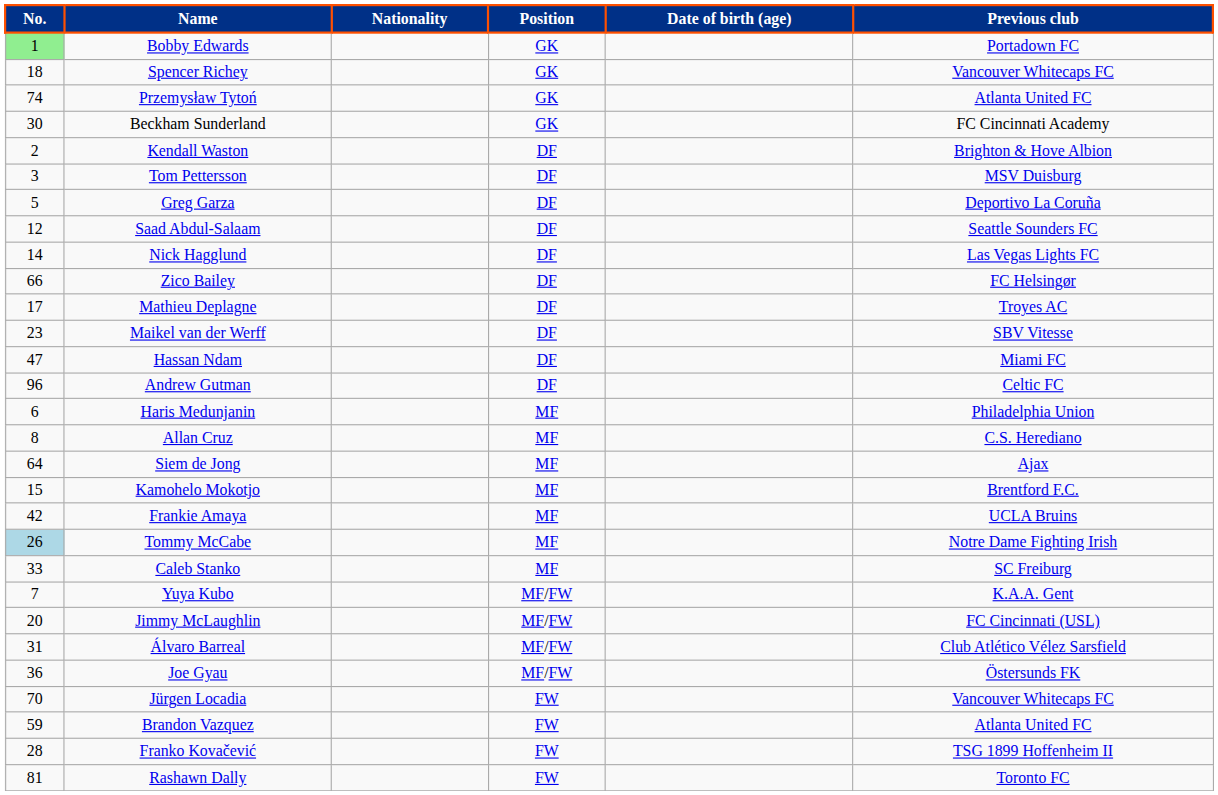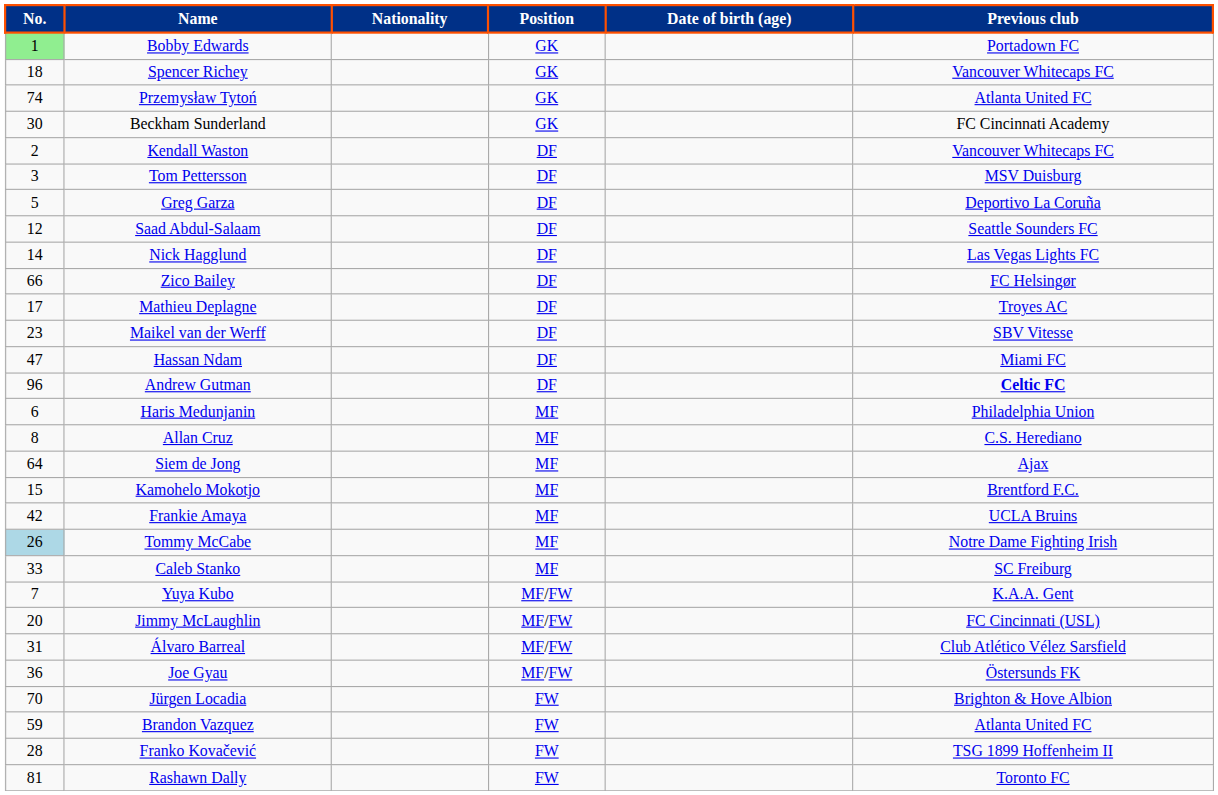(1033, 150) Brighton & Hove Albion -> (1033, 150) Vancouver Whitecaps FC
(1033, 385) normal -> (1033, 385) bold
(1033, 699) Vancouver Whitecaps FC -> (1033, 699) Brighton & Hove Albion
